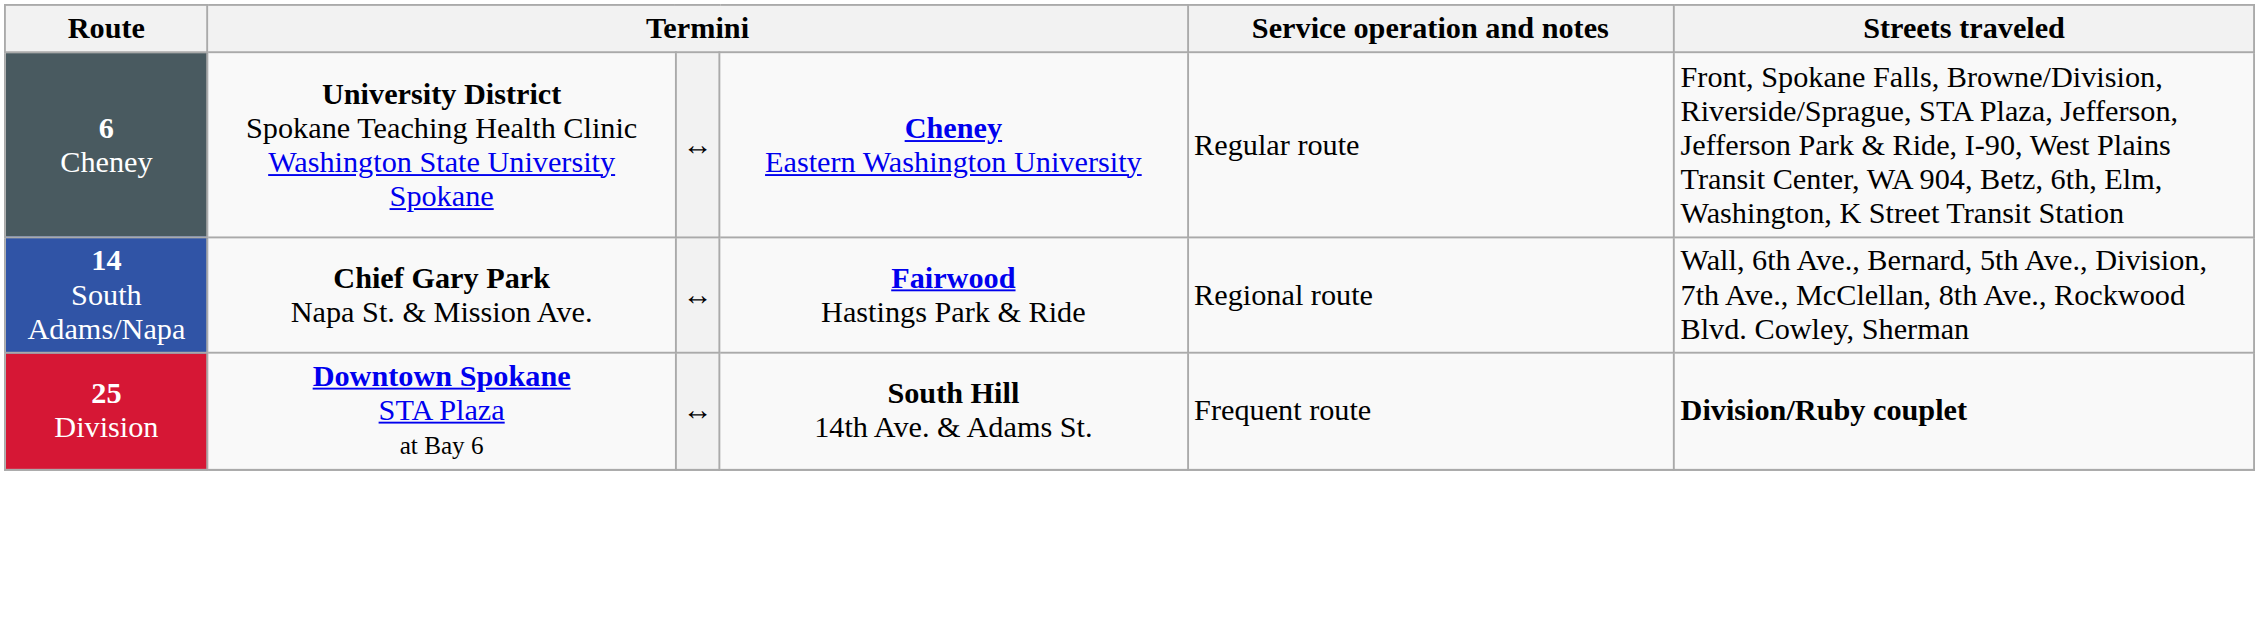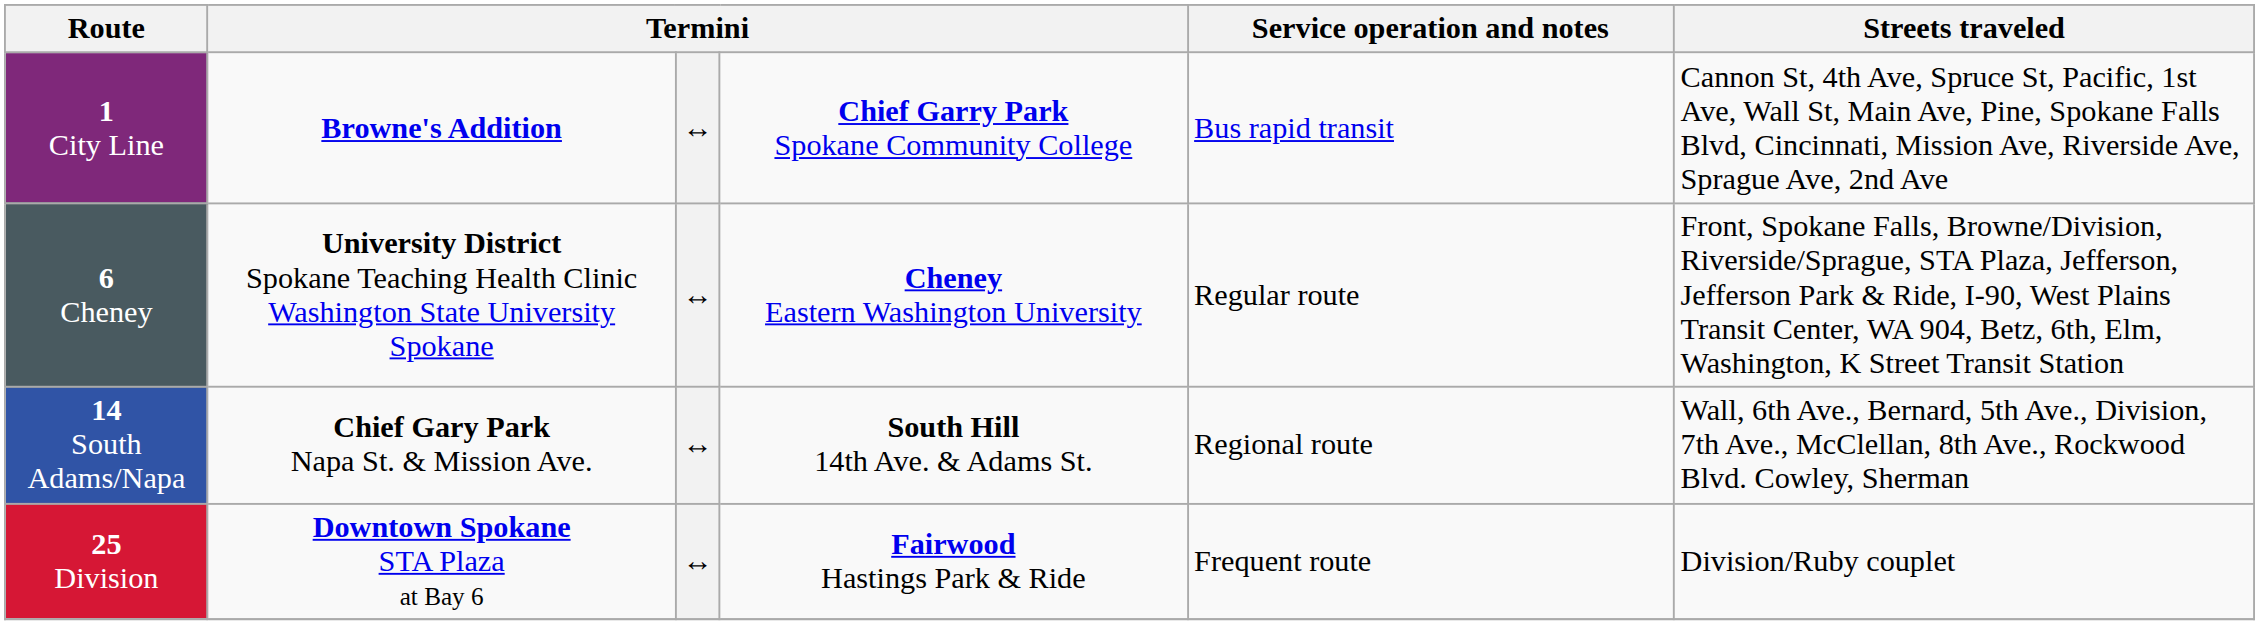+ row: (106, 128)
(953, 294) Fairwood Hastings Park & Ride -> (953, 444) South Hill 14th Ave. & Adams St.
(953, 410) South Hill 14th Ave. & Adams St. -> (953, 560) Fairwood Hastings Park & Ride
(1824, 410) bold -> (1818, 560) normal
